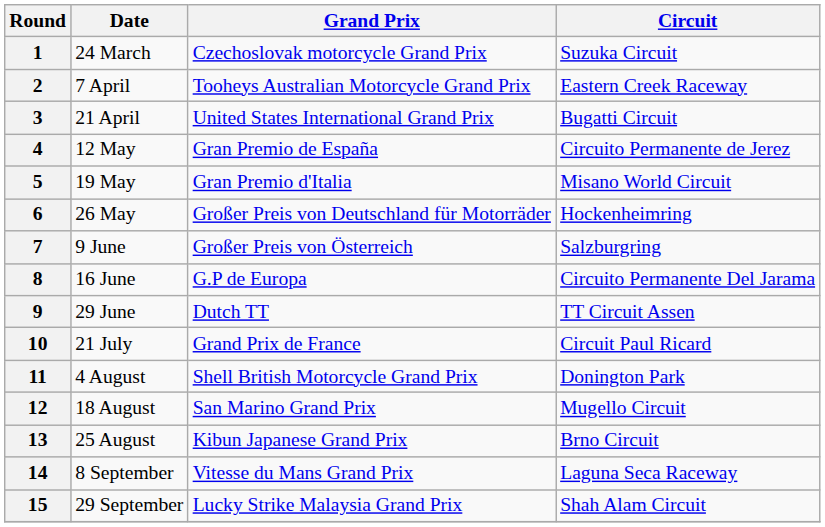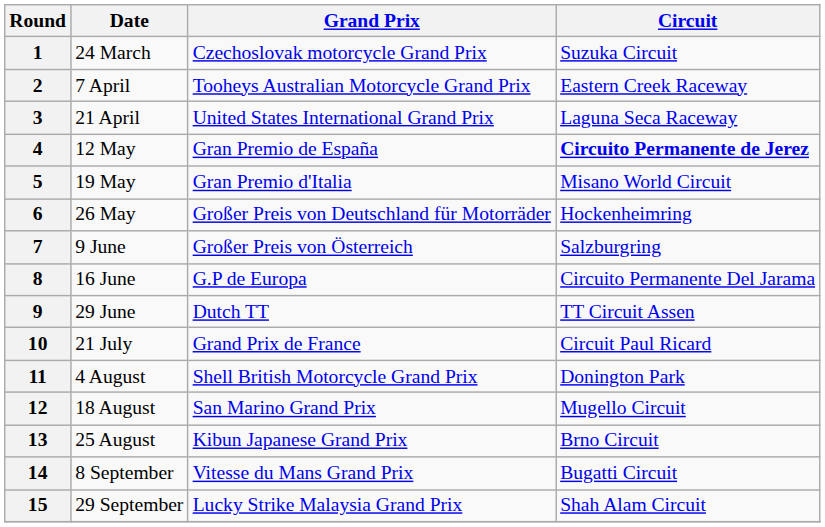(619, 117) Bugatti Circuit -> (649, 117) Laguna Seca Raceway
(675, 149) normal -> (685, 149) bold
(649, 472) Laguna Seca Raceway -> (619, 472) Bugatti Circuit
